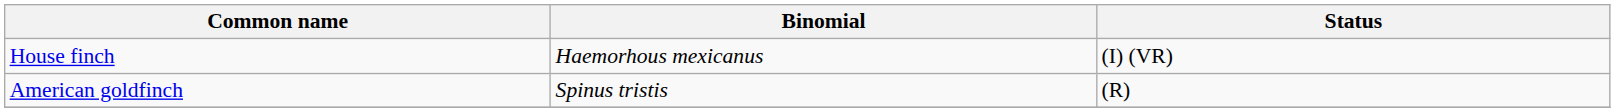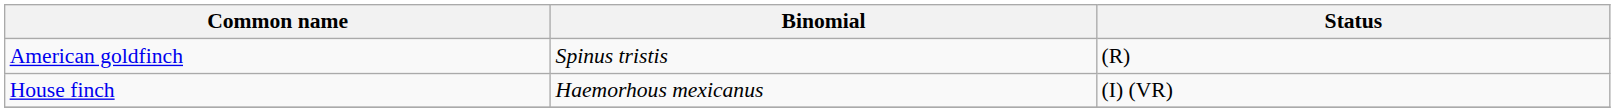rows swapped: (62, 55) <-> (96, 90)
